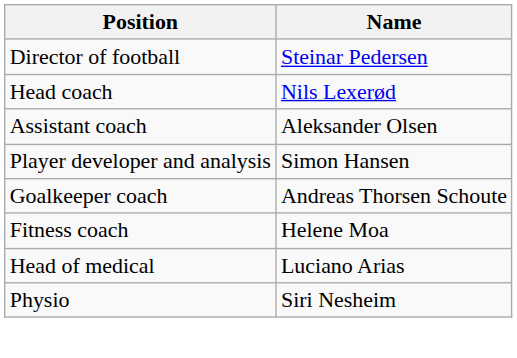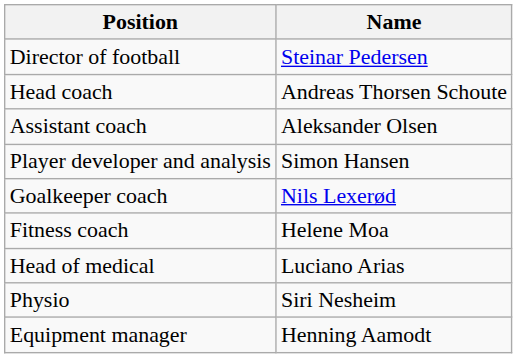(339, 91) Nils Lexerød -> (394, 91) Andreas Thorsen Schoute
(394, 195) Andreas Thorsen Schoute -> (339, 195) Nils Lexerød
+ row: (98, 334)
